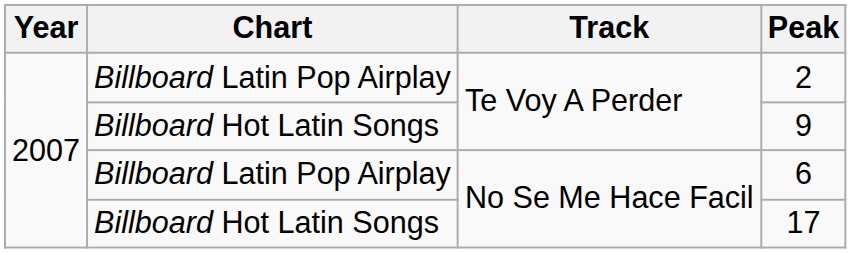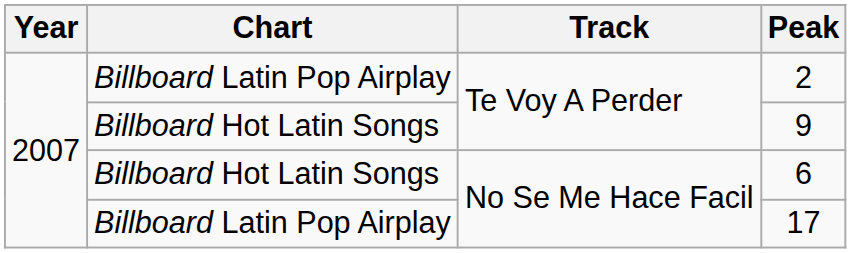(272, 174) Billboard Latin Pop Airplay -> (267, 174) Billboard Hot Latin Songs
(267, 222) Billboard Hot Latin Songs -> (272, 222) Billboard Latin Pop Airplay
